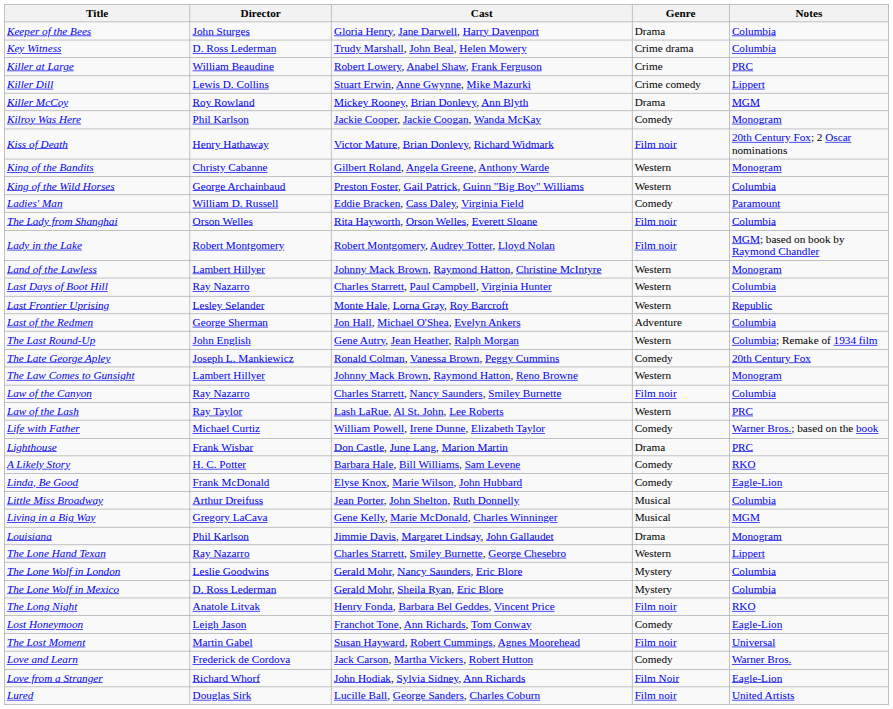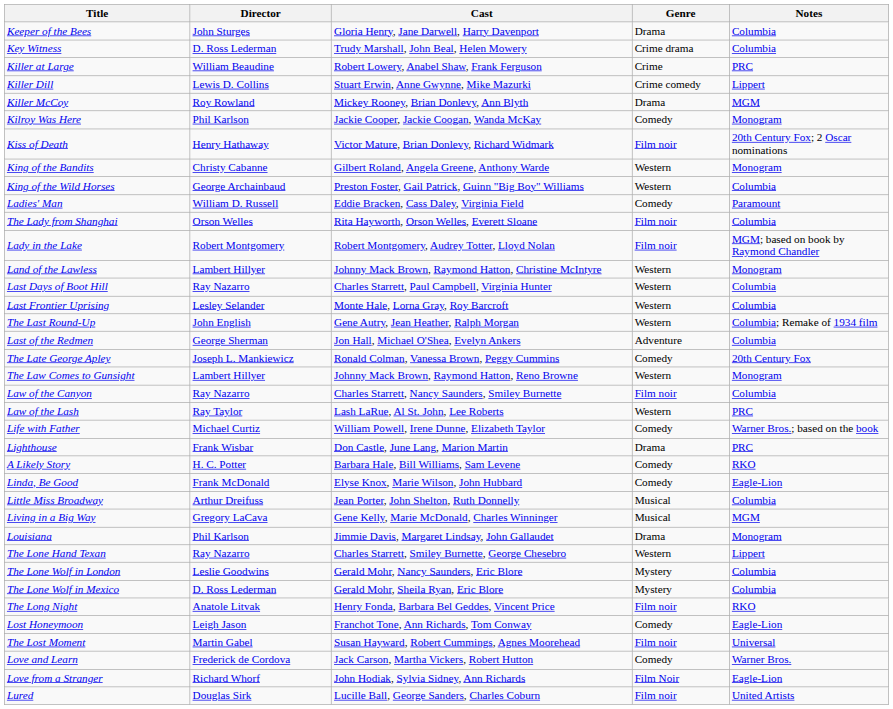(752, 305) Republic -> (754, 305) Columbia
rows swapped: (50, 322) <-> (51, 340)
